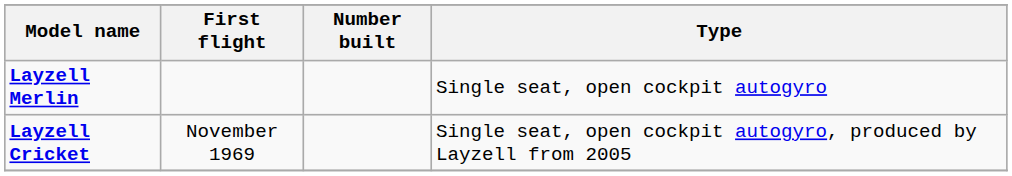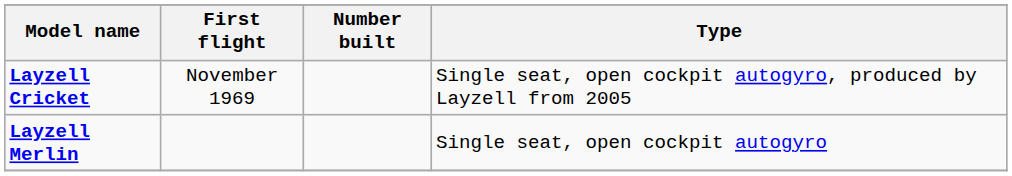rows swapped: (50, 87) <-> (50, 142)
